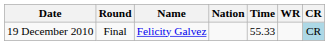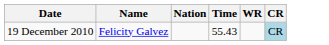- column: (115, 13)
(263, 31) 55.33 -> (224, 31) 55.43
